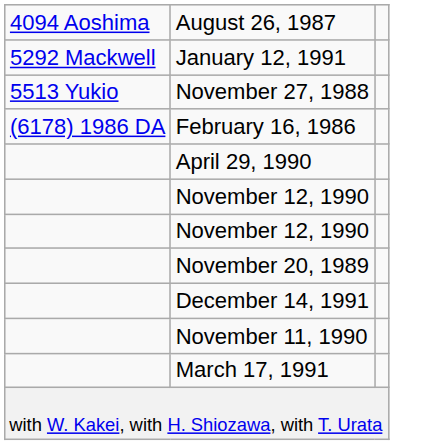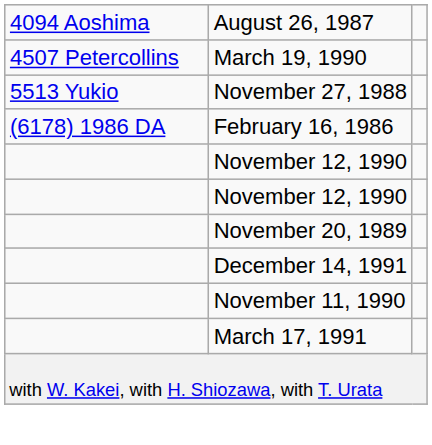+ row: (107, 57)
- row: (83, 57)
- row: (88, 162)
